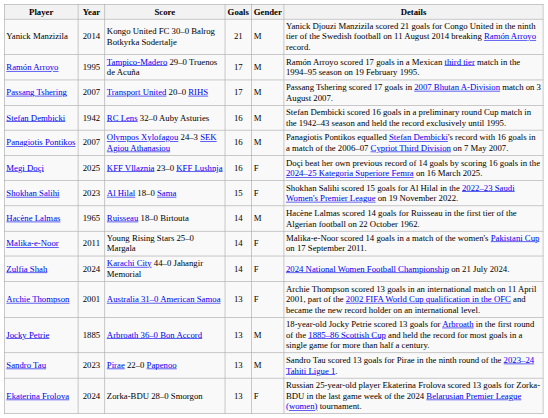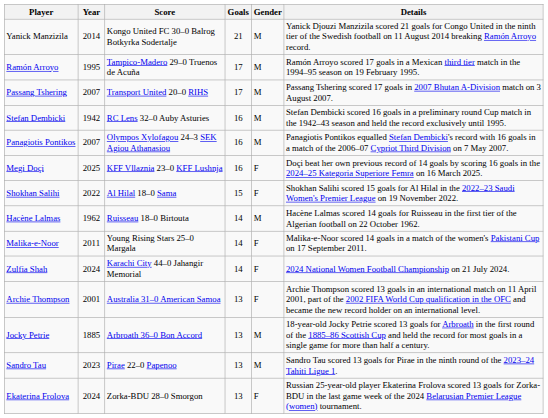(91, 193) 2023 -> (91, 193) 2022
(91, 218) 1965 -> (91, 218) 1962
